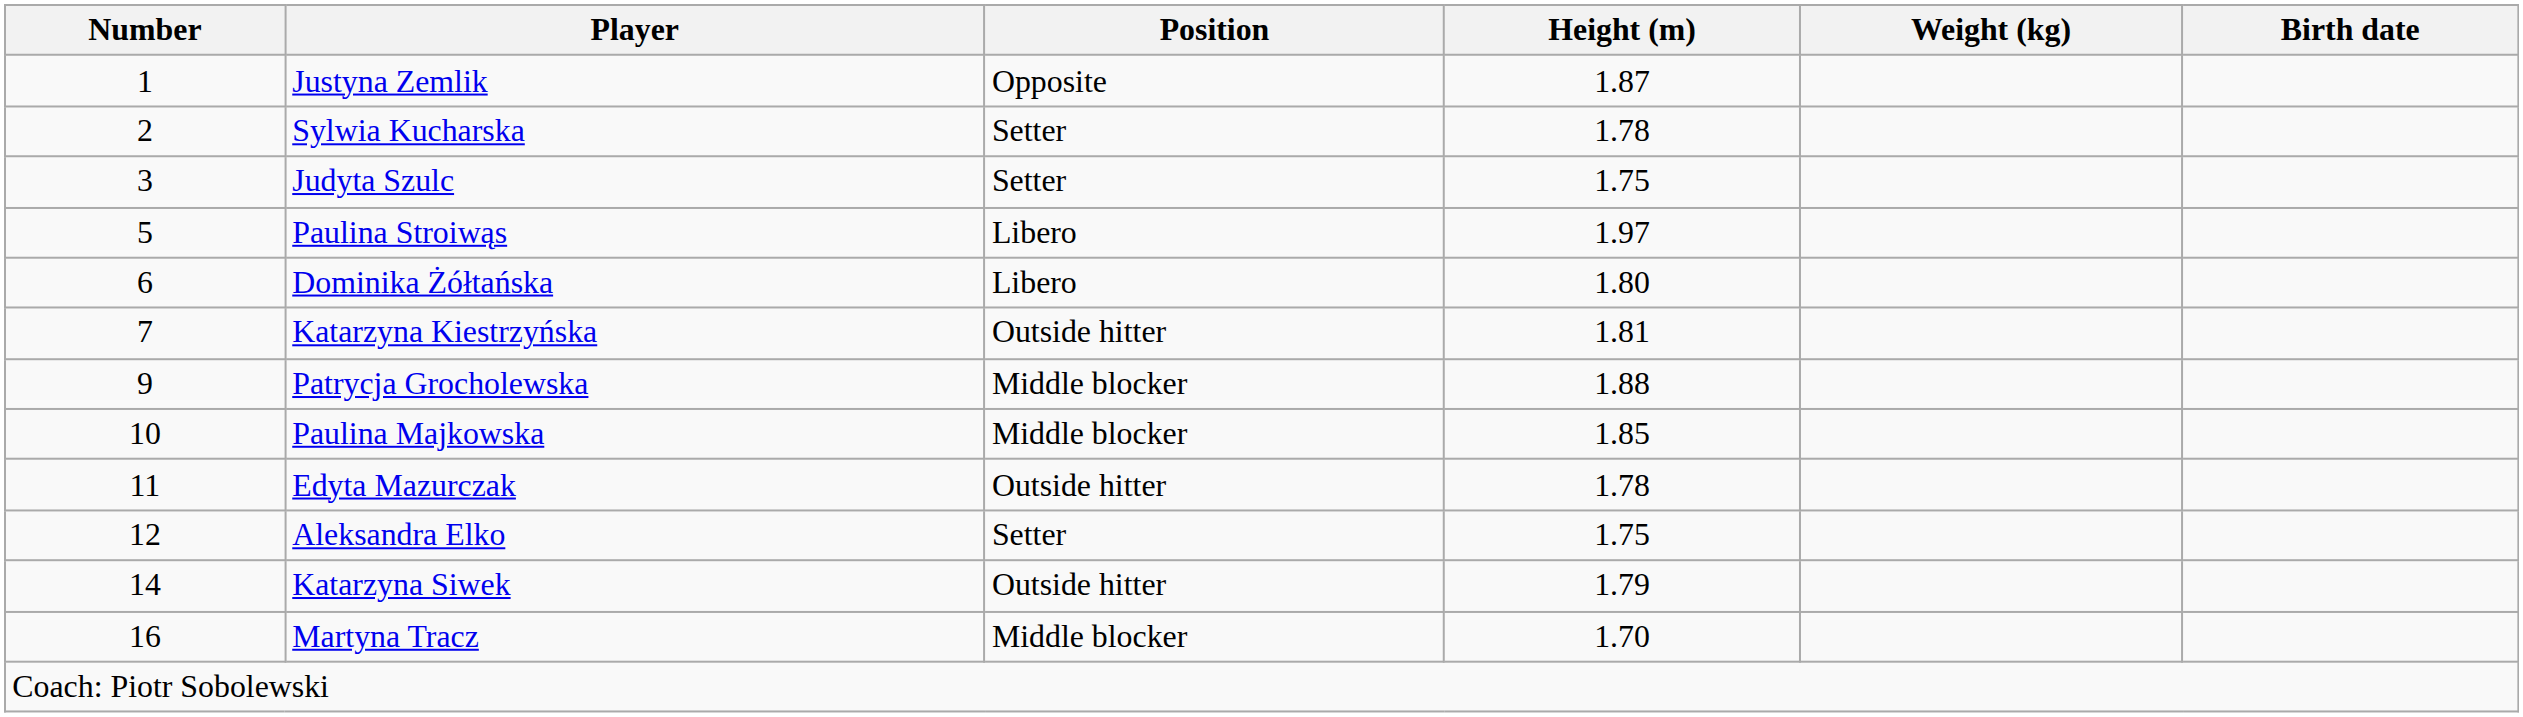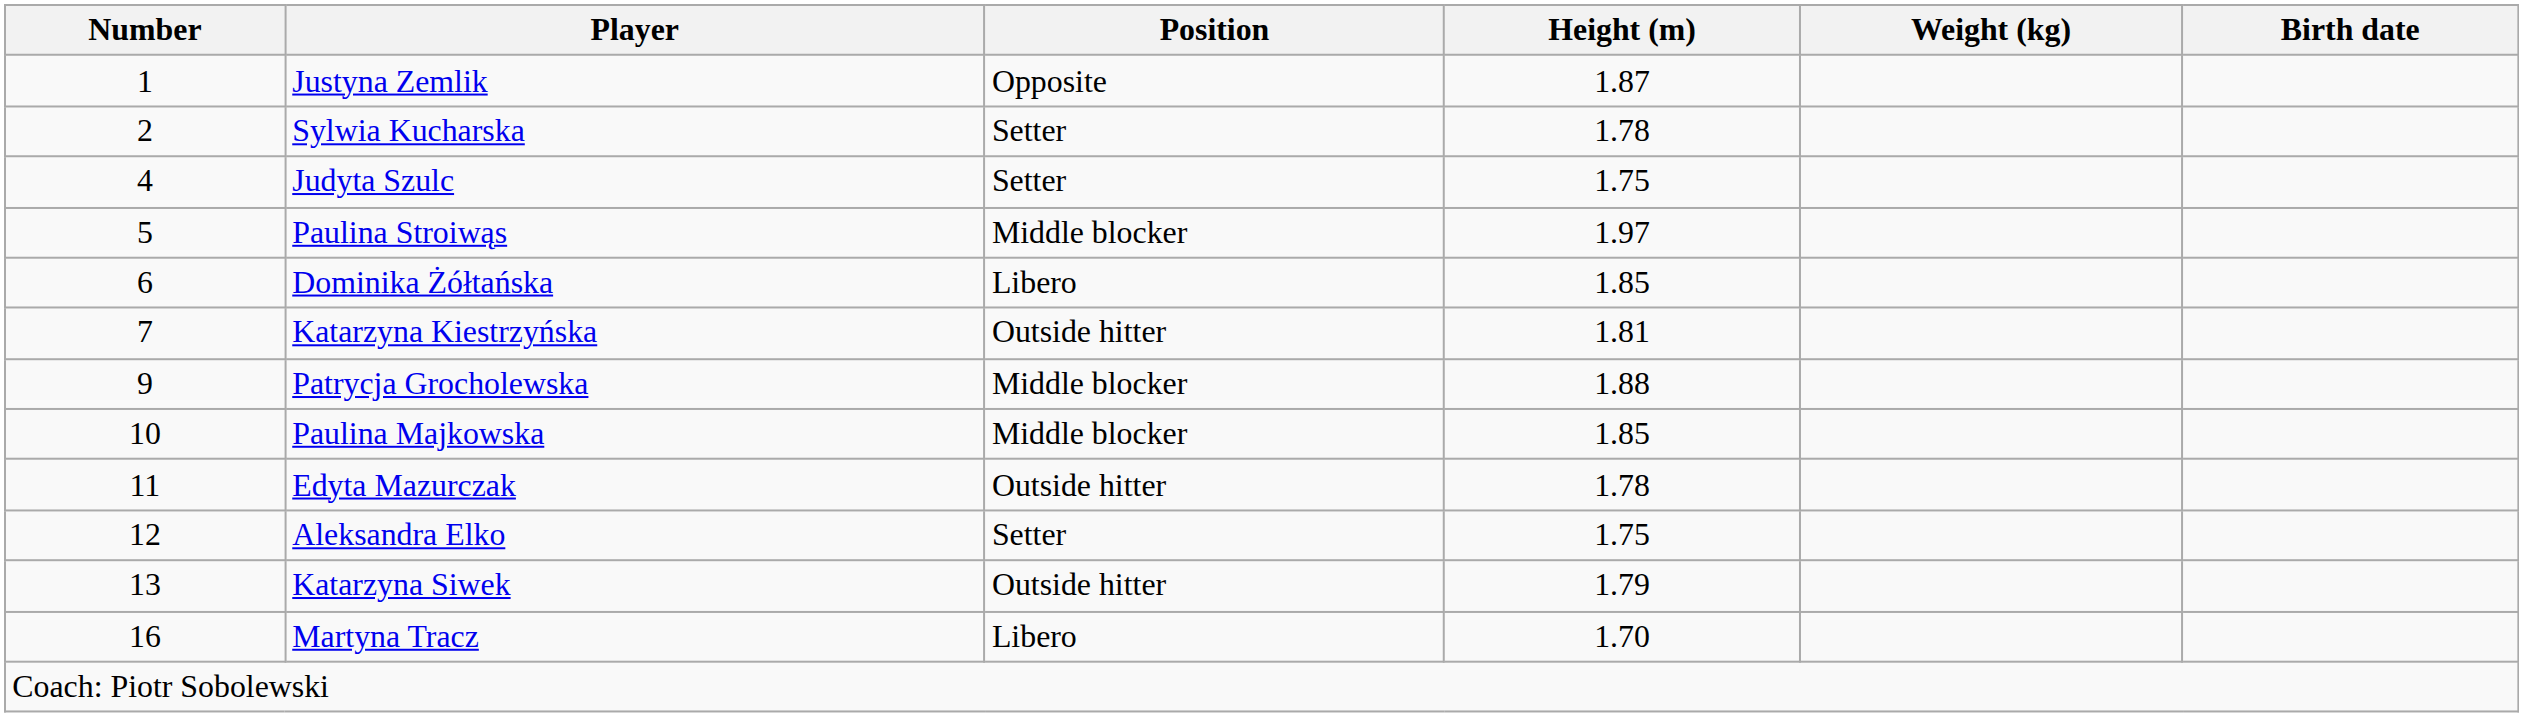(145, 181) 3 -> (145, 181) 4
(1034, 231) Libero -> (1090, 231) Middle blocker
(1622, 282) 1.80 -> (1622, 282) 1.85
(145, 585) 14 -> (145, 585) 13
(1090, 635) Middle blocker -> (1034, 635) Libero
